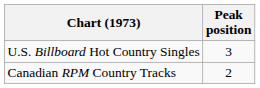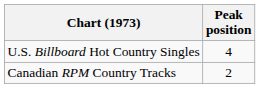(229, 51) 3 -> (229, 51) 4
